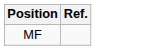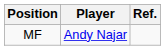+ column: (95, 14)
